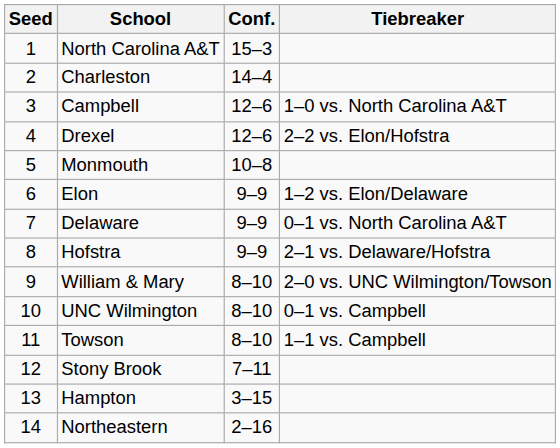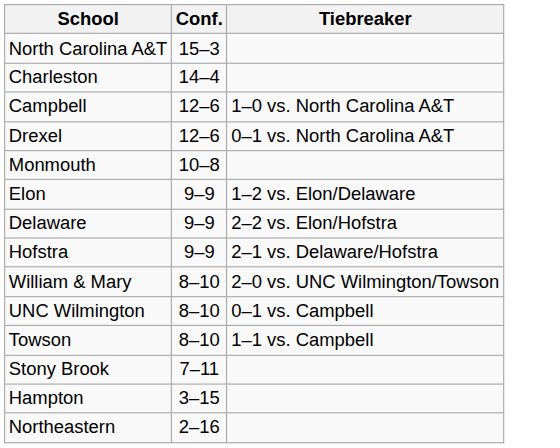- column: (31, 19)
(367, 135) 2–2 vs. Elon/Hofstra -> (343, 135) 0–1 vs. North Carolina A&T
(395, 223) 0–1 vs. North Carolina A&T -> (314, 223) 2–2 vs. Elon/Hofstra
